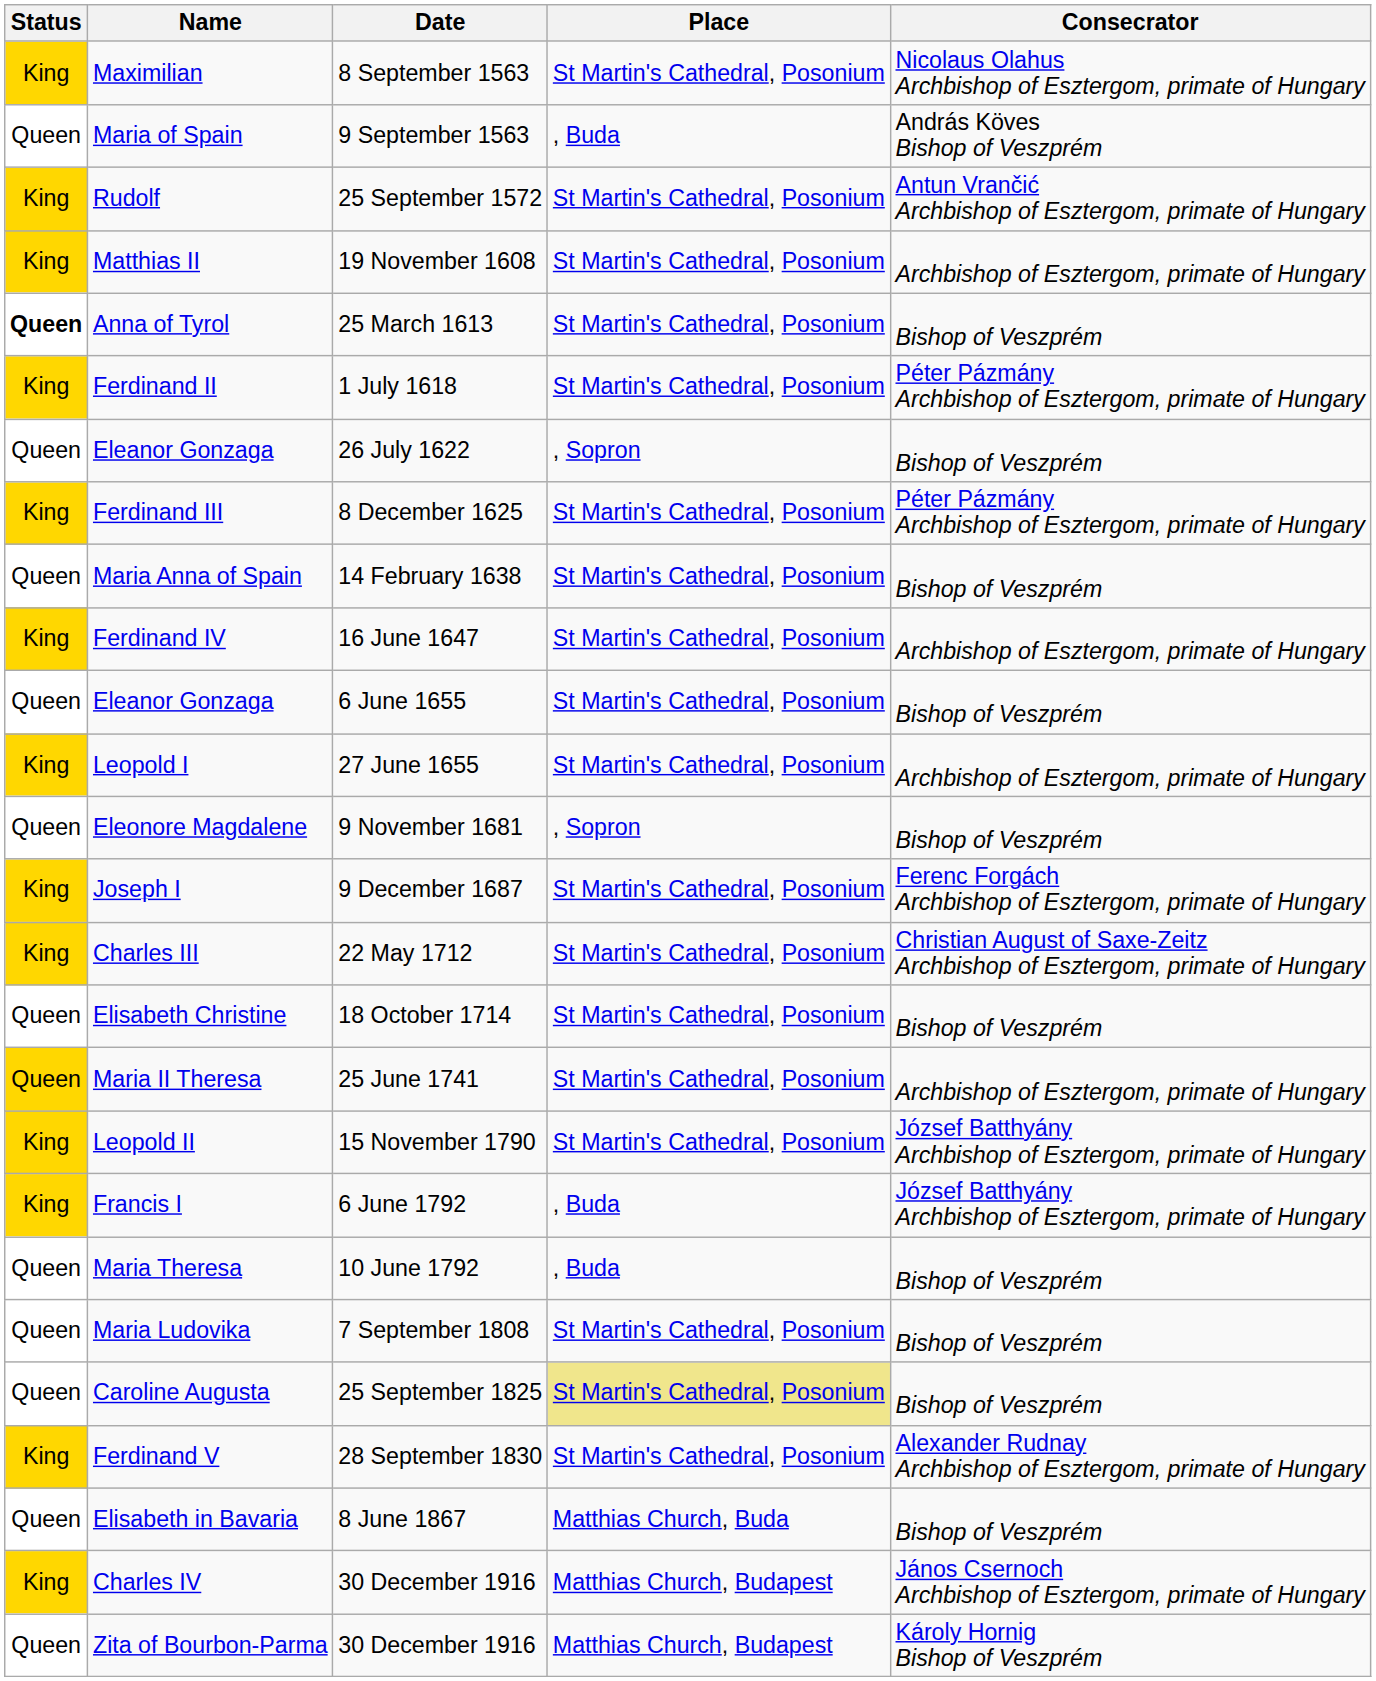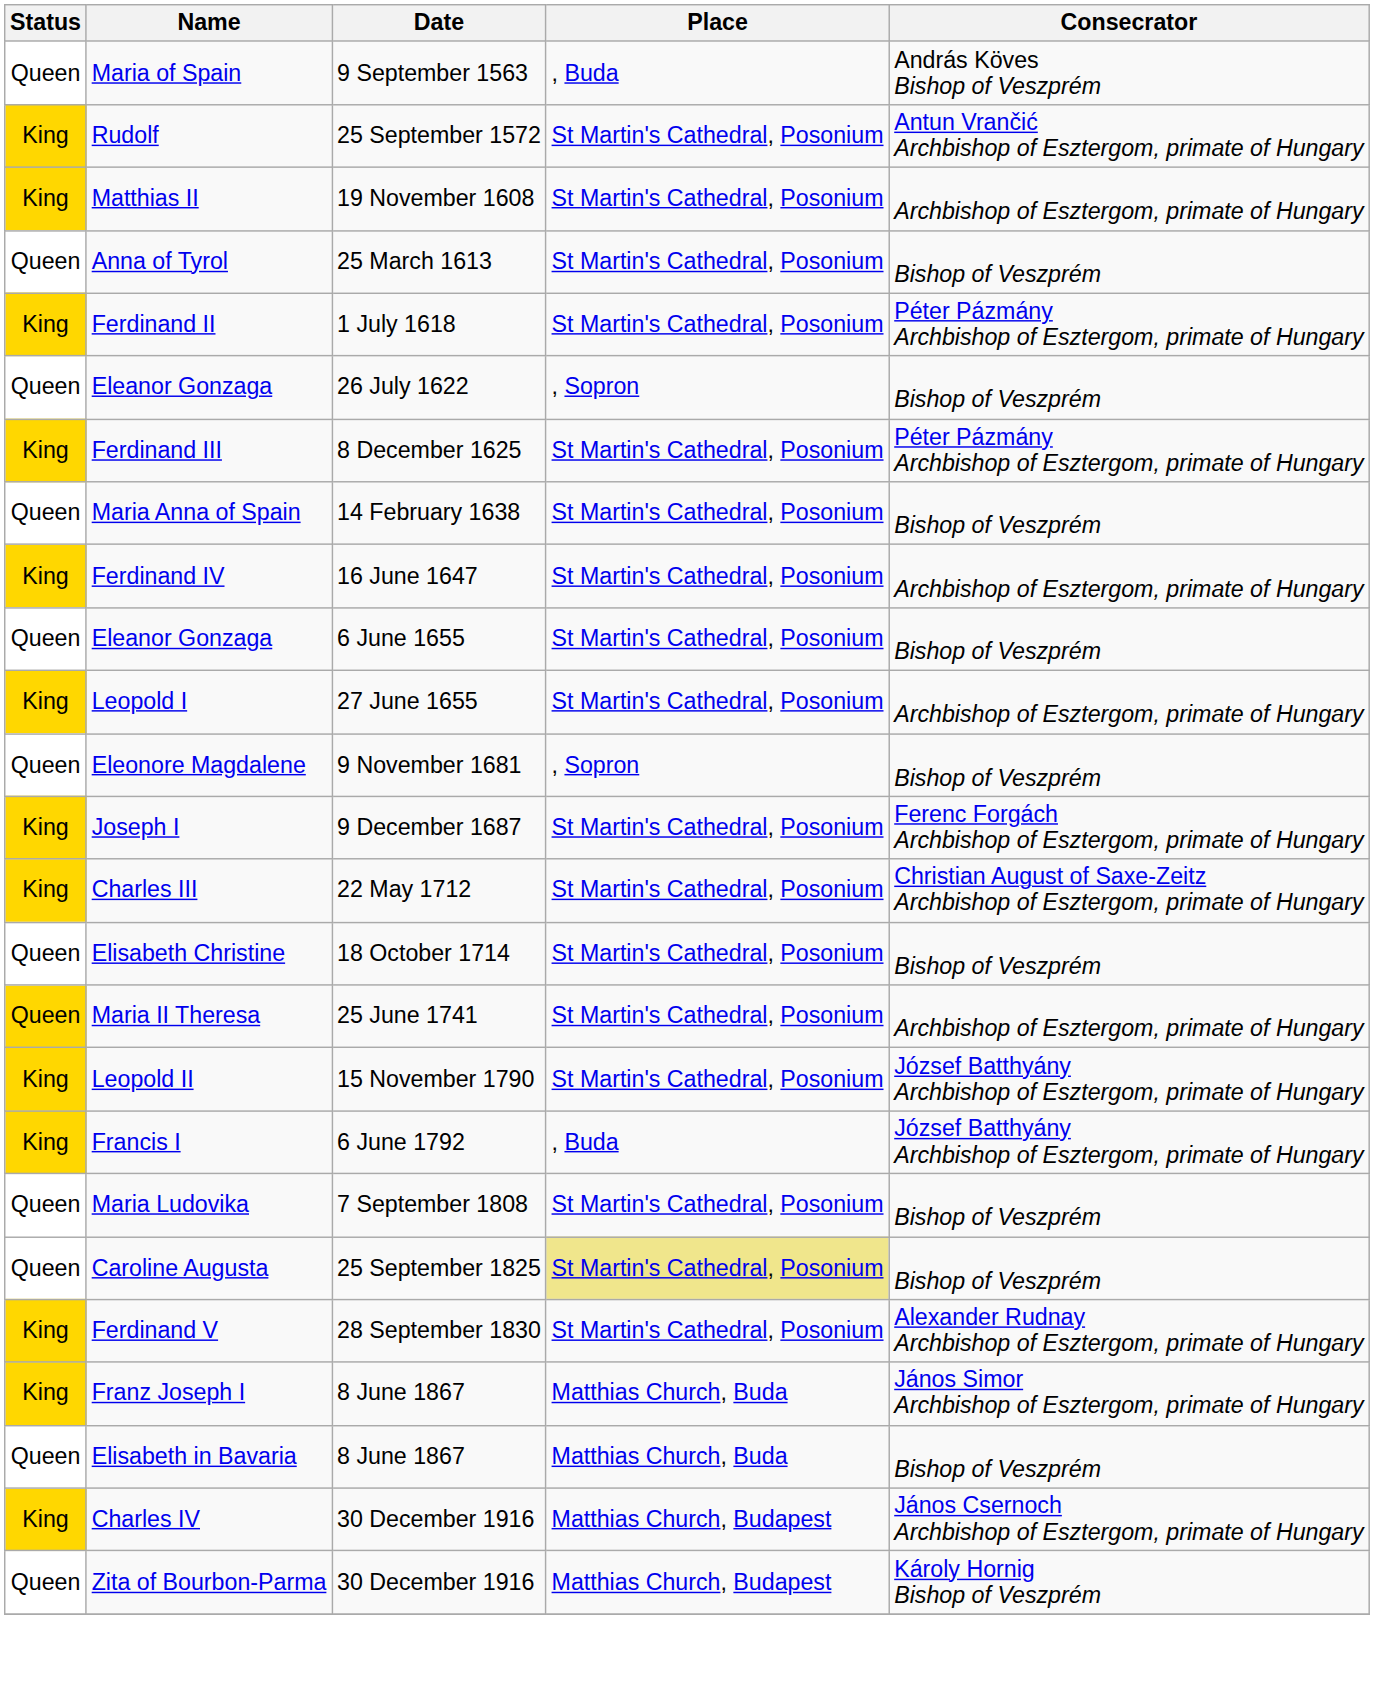- row: (148, 72)
(46, 324) bold -> (46, 261) normal
- row: (168, 1267)
+ row: (168, 1393)
